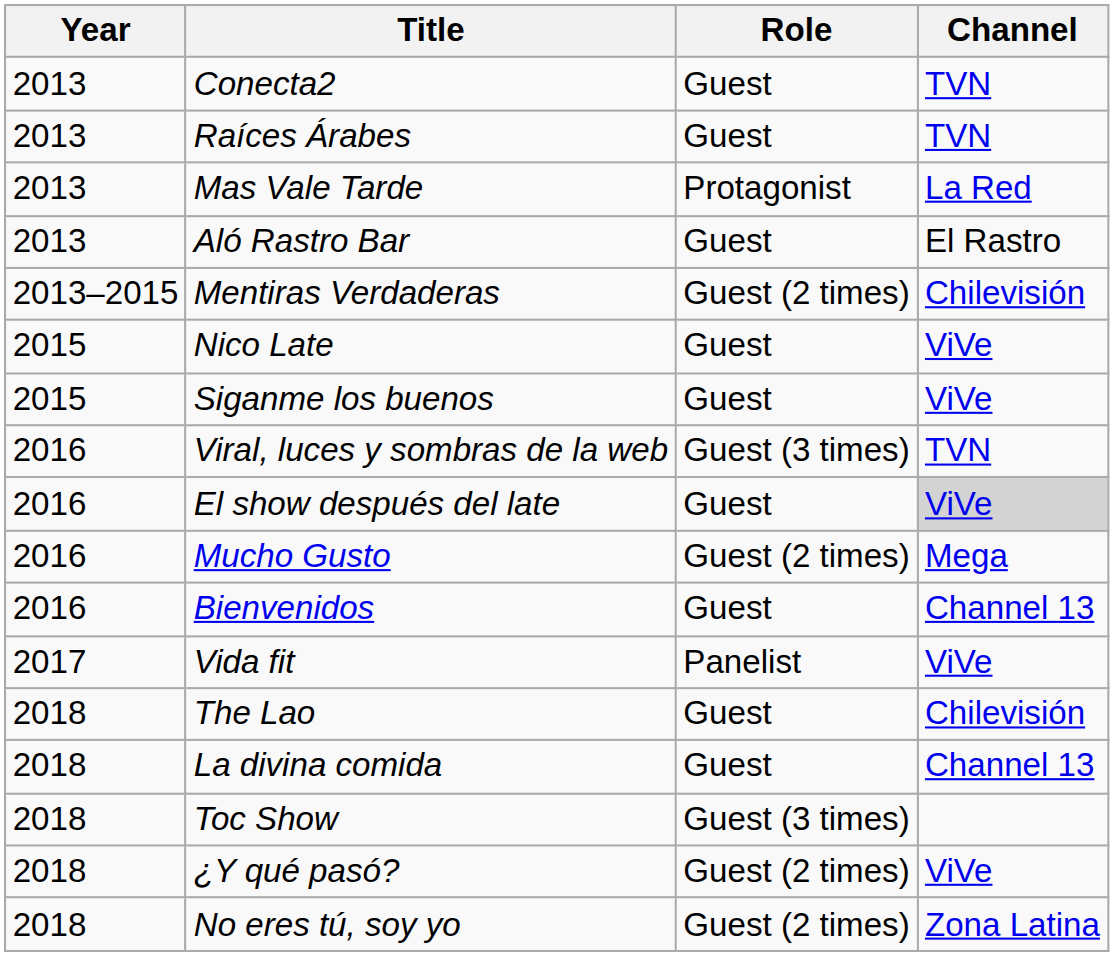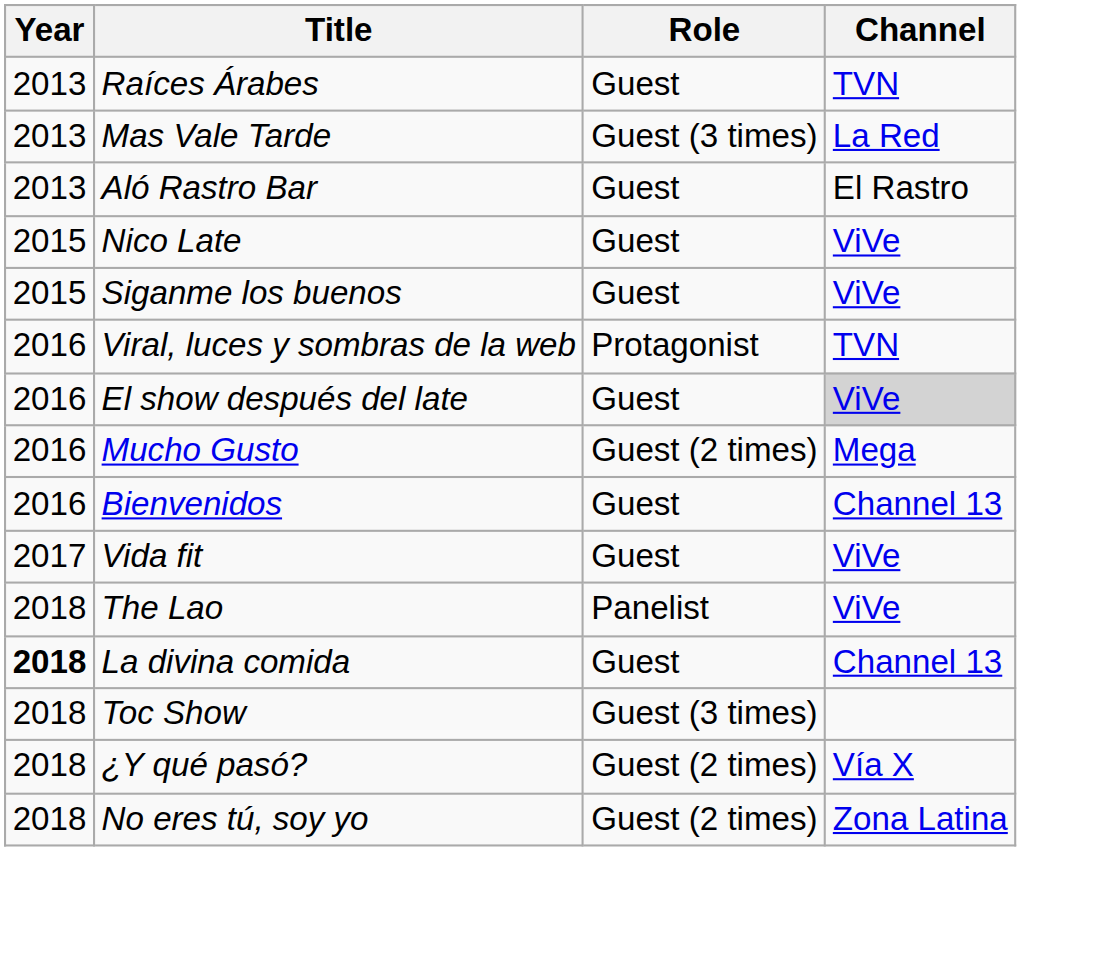- row: (265, 83)
(767, 188) Protagonist -> (704, 135) Guest (3 times)
- row: (347, 293)
(797, 450) Guest (3 times) -> (675, 345) Protagonist
(742, 661) Panelist -> (635, 556) Guest
(727, 713) Guest -> (650, 608) Panelist
(1005, 713) Chilevisión -> (867, 608) ViVe
(50, 766) normal -> (50, 661) bold
(959, 871) ViVe -> (873, 766) Vía X
